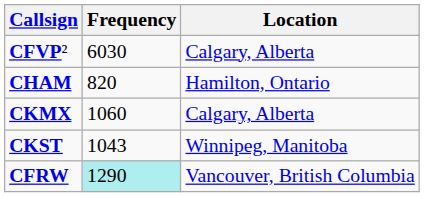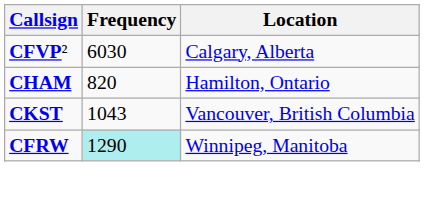- row: (40, 113)
(267, 144) Winnipeg, Manitoba -> (300, 113) Vancouver, British Columbia
(300, 176) Vancouver, British Columbia -> (267, 144) Winnipeg, Manitoba
